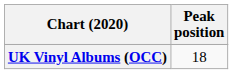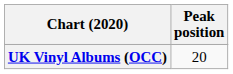(199, 56) 18 -> (199, 56) 20
